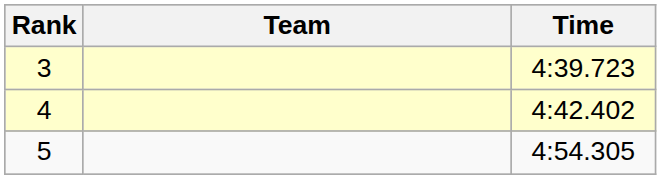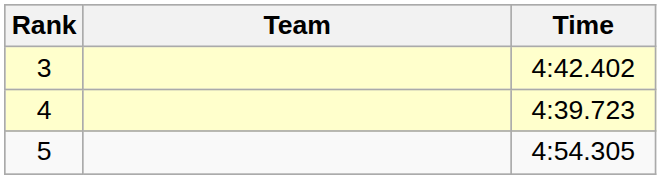(583, 67) 4:39.723 -> (583, 67) 4:42.402
(583, 109) 4:42.402 -> (583, 109) 4:39.723
